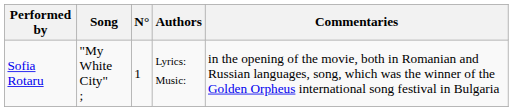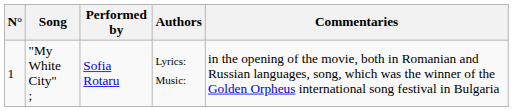columns swapped: (142, 22) <-> (40, 22)
